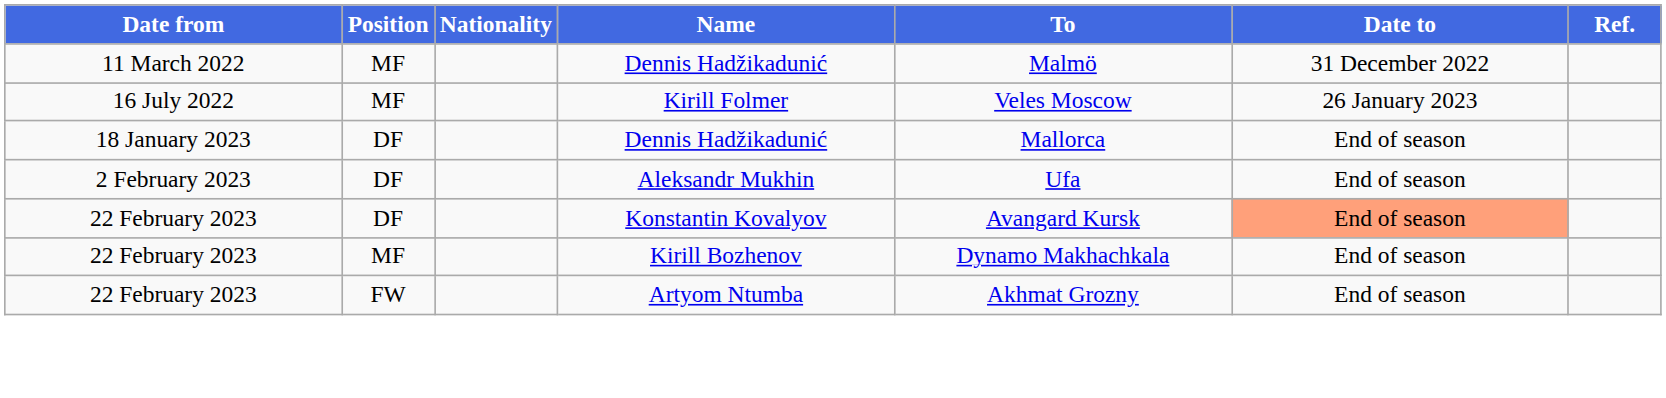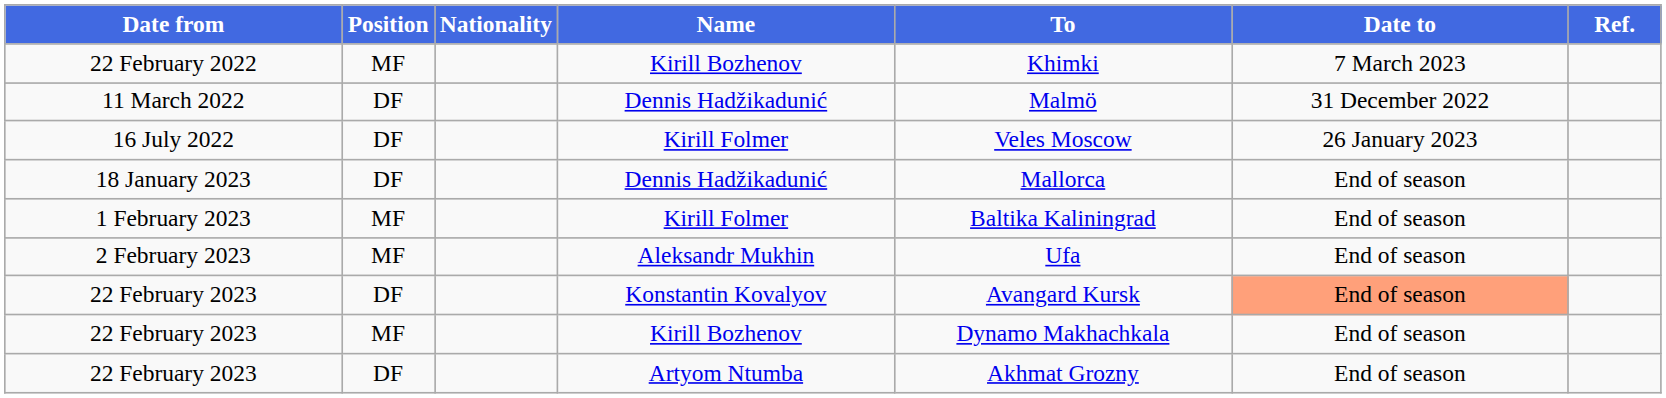+ row: (173, 62)
(388, 62) MF -> (388, 101) DF
(388, 101) MF -> (388, 140) DF
+ row: (173, 217)
(388, 179) DF -> (388, 256) MF
(388, 295) FW -> (388, 372) DF
